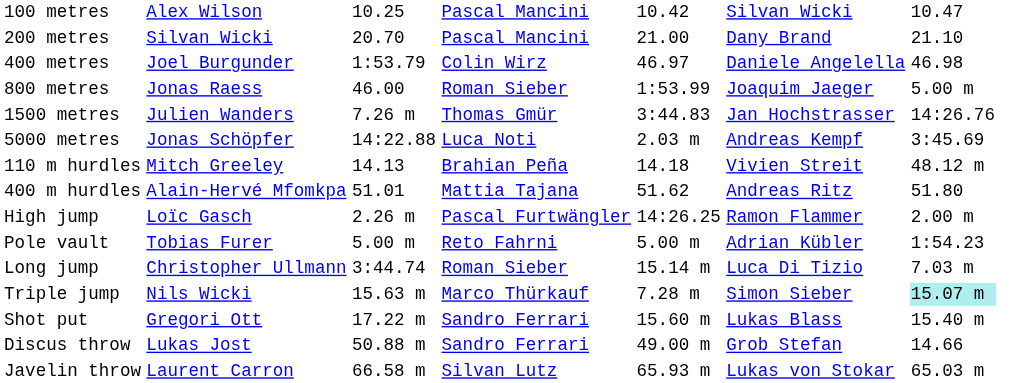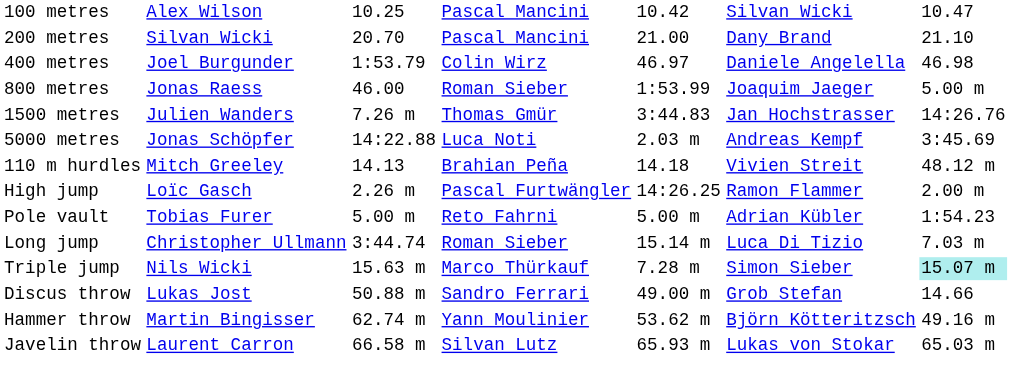- row: (73, 192)
- row: (46, 320)
+ row: (67, 320)
